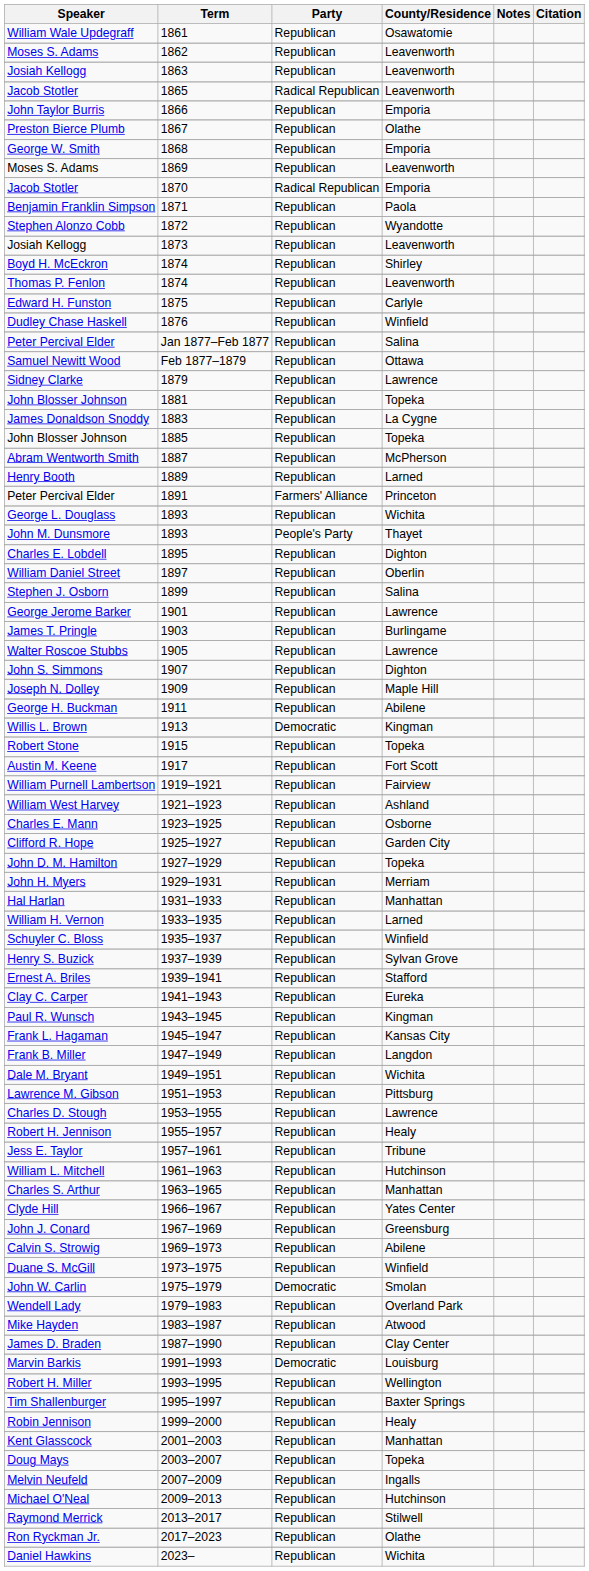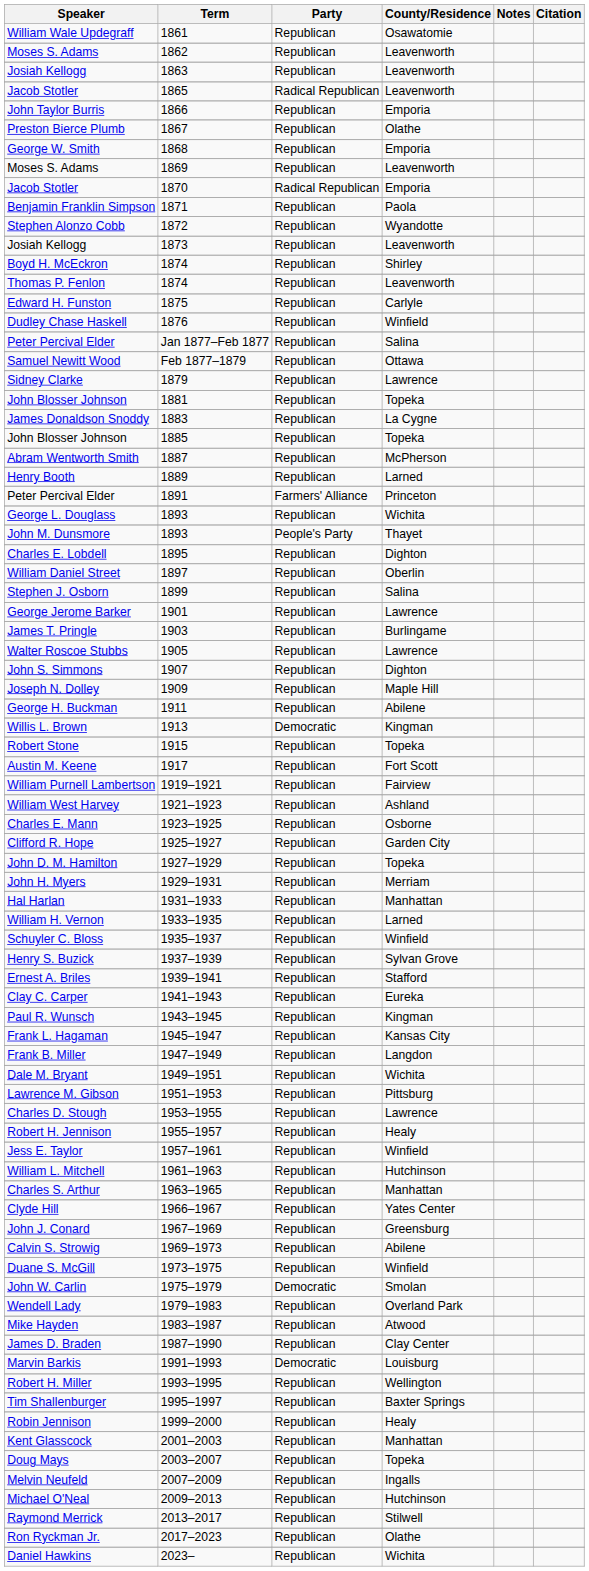(405, 1151) Tribune -> (407, 1151) Winfield
